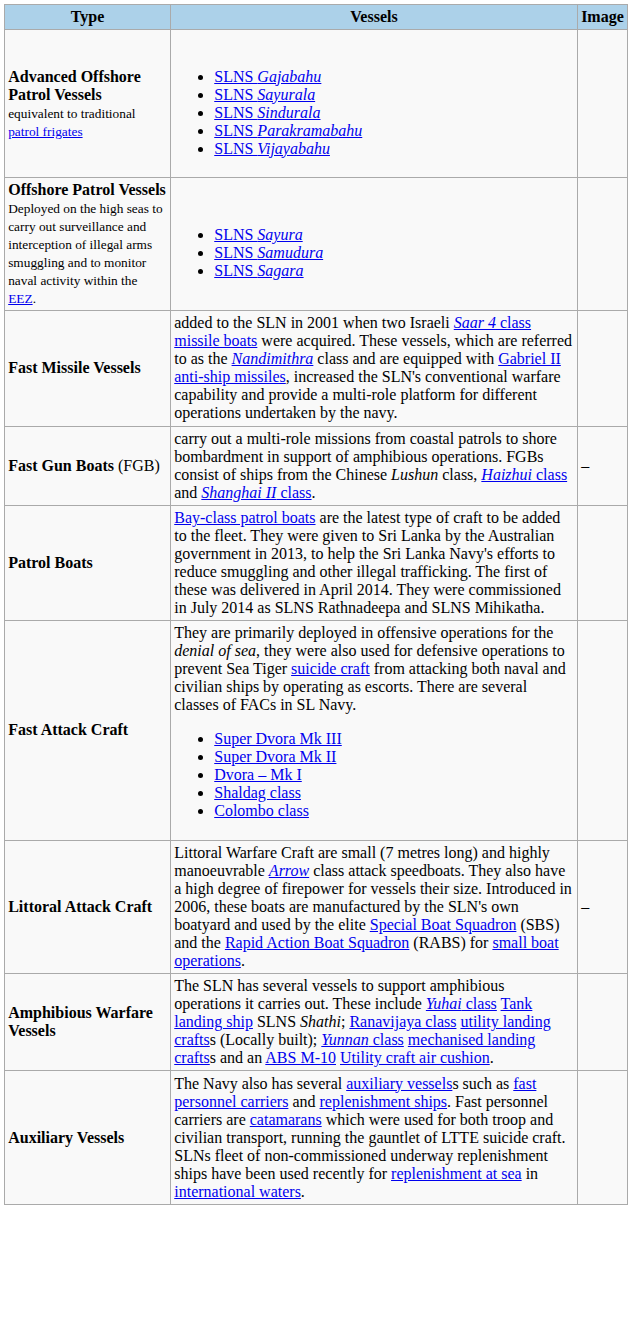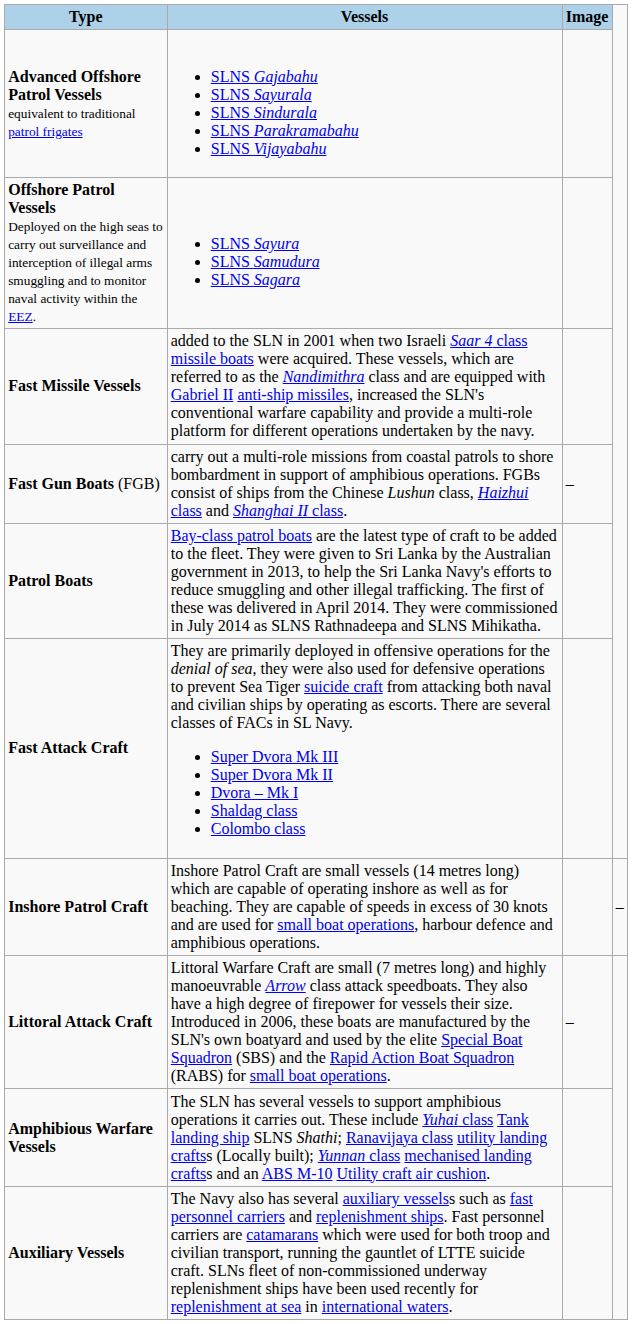+ row: (78, 906)
